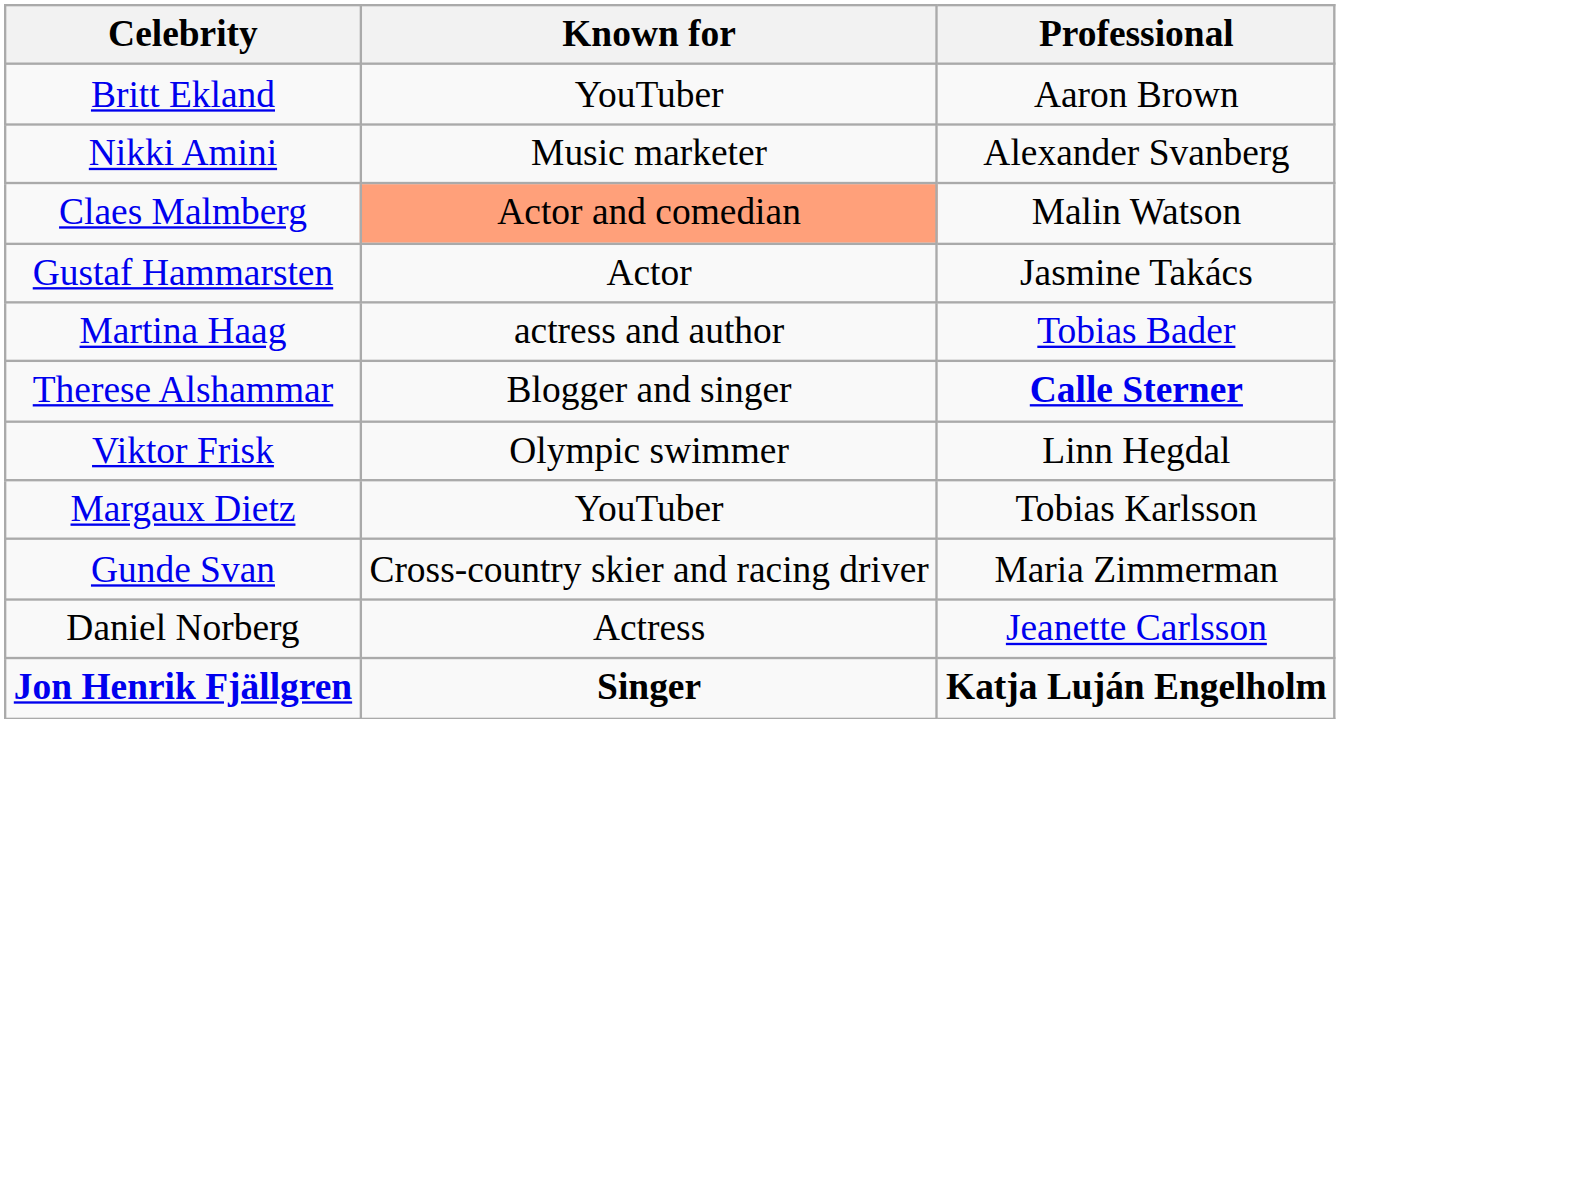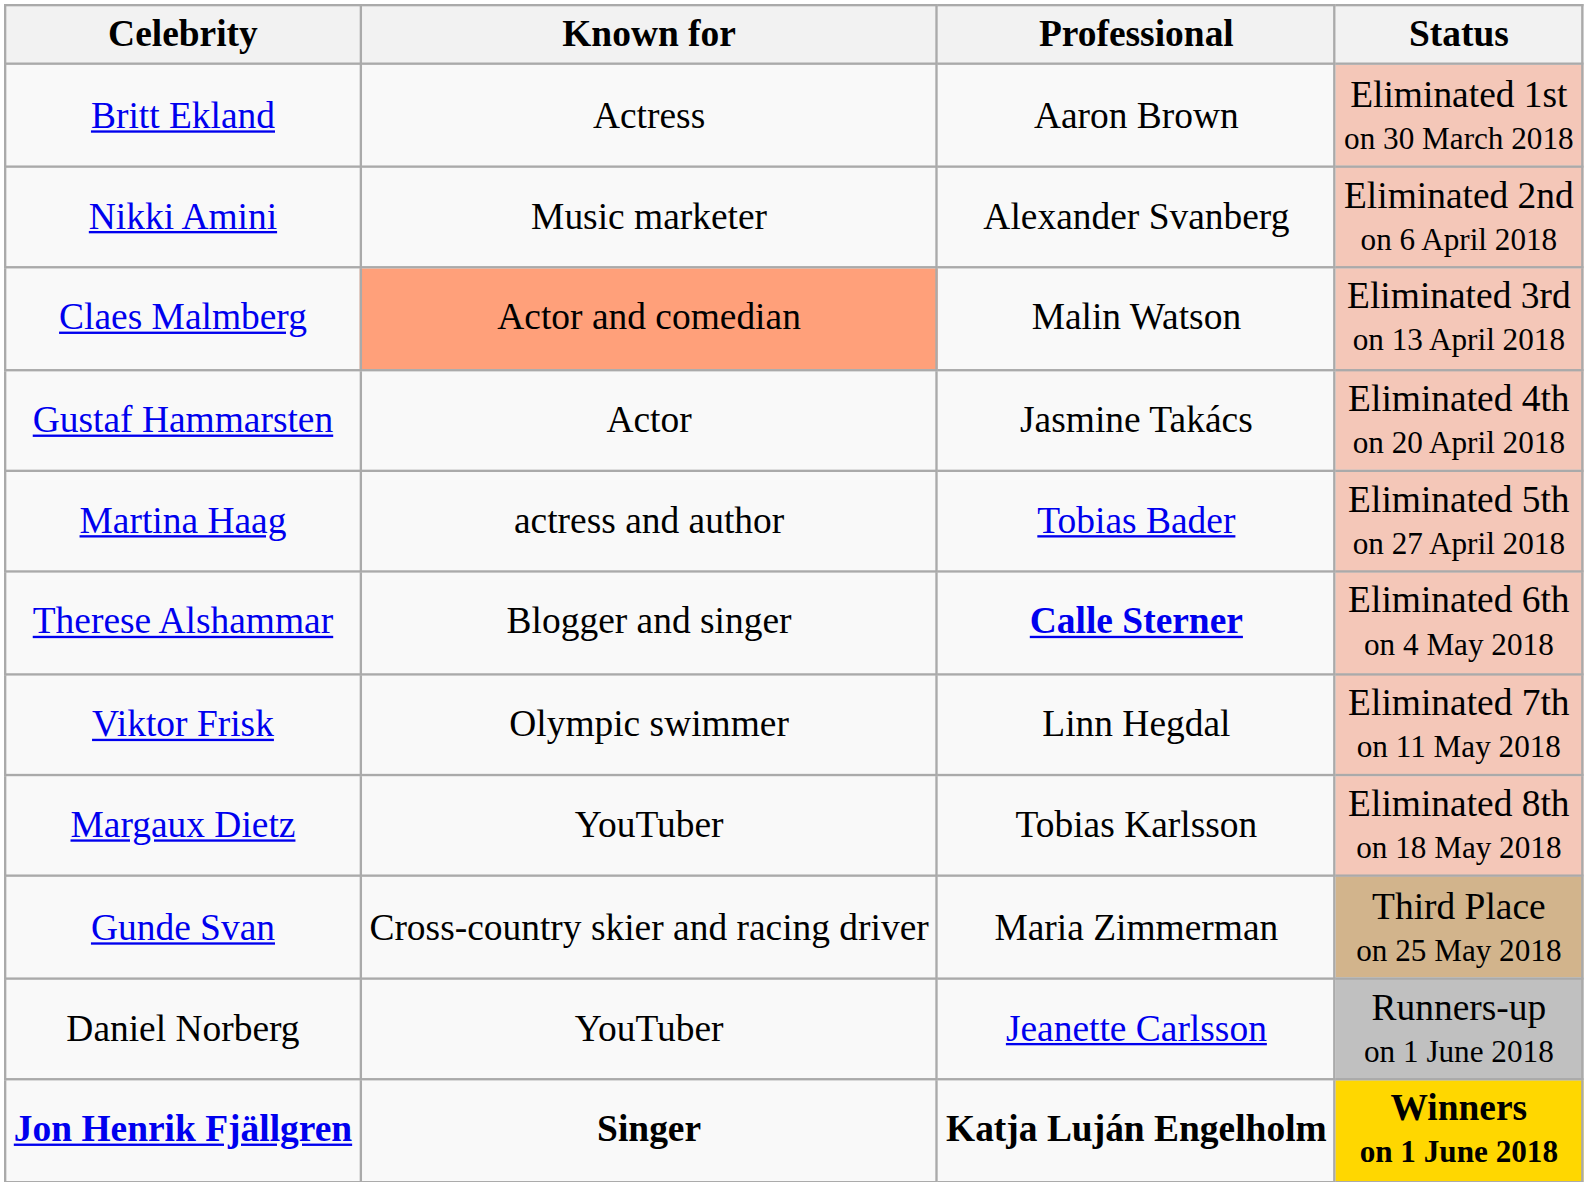+ column: (1459, 34)
(649, 93) YouTuber -> (649, 114) Actress
(649, 627) Actress -> (649, 1028) YouTuber
